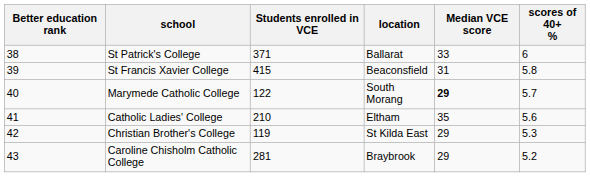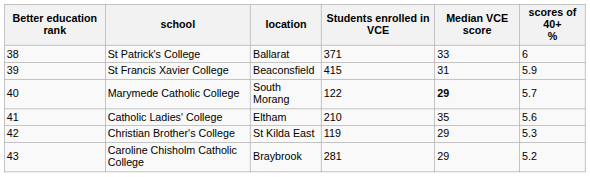columns swapped: (399, 25) <-> (307, 25)
(530, 71) 5.8 -> (530, 71) 5.9
